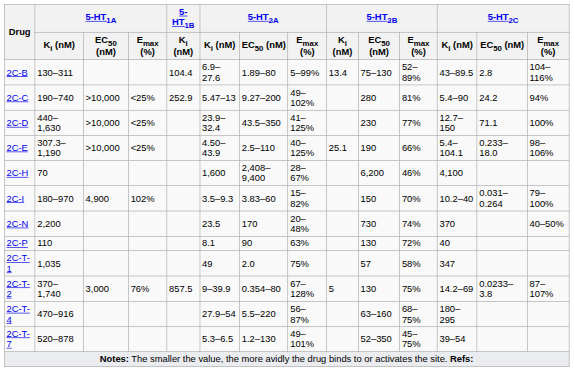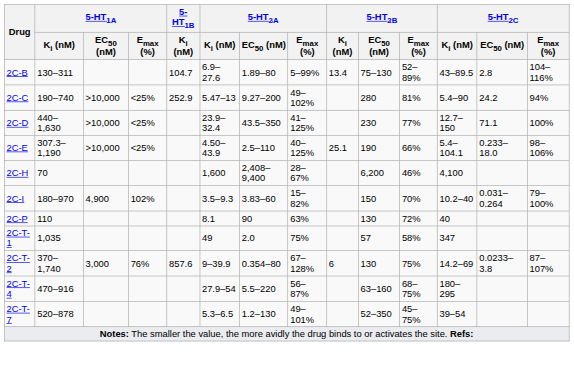(181, 73) 104.4 -> (181, 73) 104.7
- row: (17, 224)
(181, 289) 857.5 -> (181, 264) 857.6
(331, 289) 5 -> (331, 264) 6
